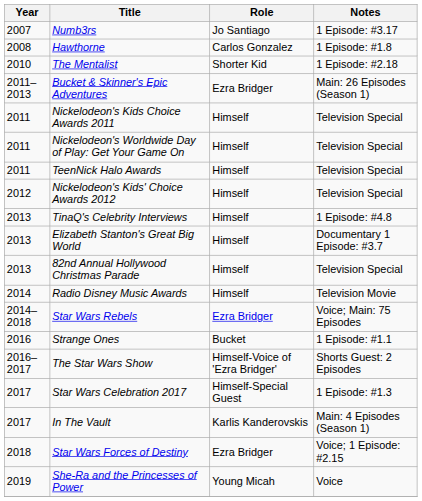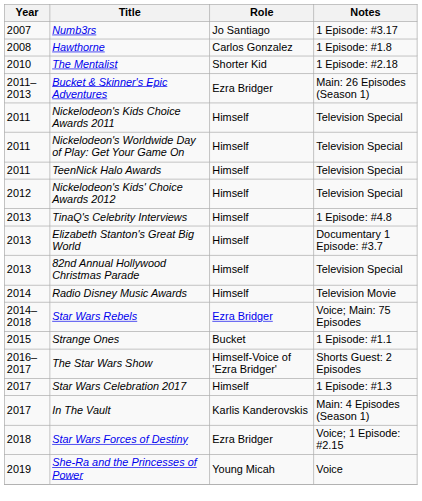(19, 340) 2016 -> (19, 340) 2015
(250, 393) Himself-Special Guest -> (230, 387) Himself
